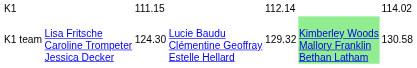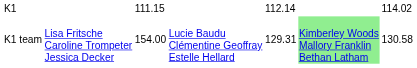(150, 40) 124.30 -> (150, 40) 154.00
(281, 40) 129.32 -> (281, 40) 129.31
